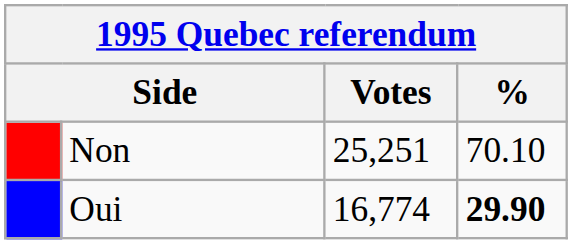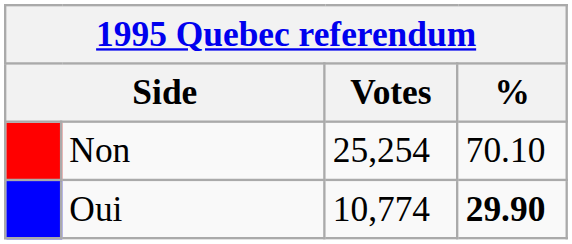(381, 150) 25,251 -> (381, 150) 25,254
(381, 209) 16,774 -> (381, 209) 10,774
